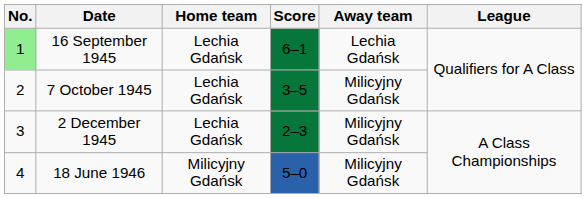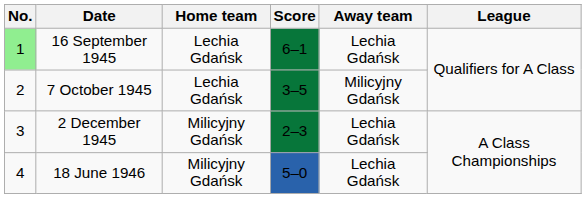(216, 131) Lechia Gdańsk -> (216, 131) Milicyjny Gdańsk
(373, 131) Milicyjny Gdańsk -> (373, 131) Lechia Gdańsk
(373, 172) Milicyjny Gdańsk -> (373, 172) Lechia Gdańsk
